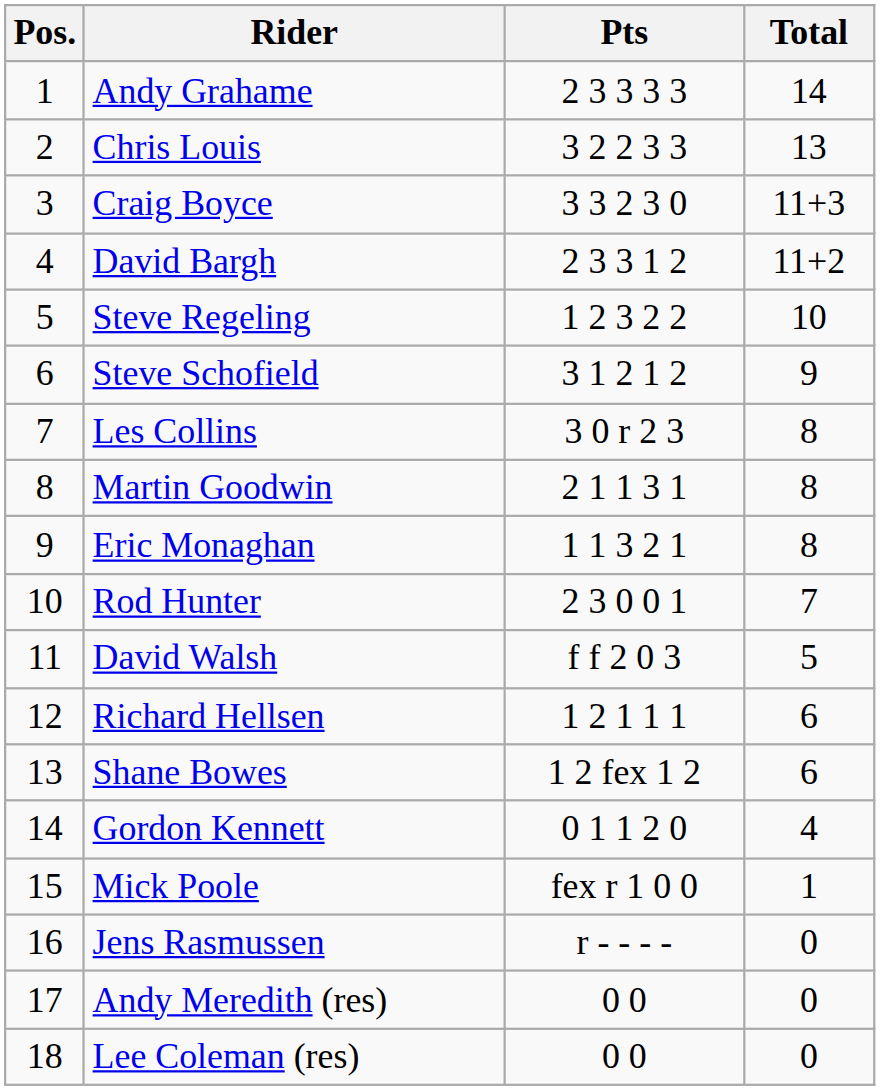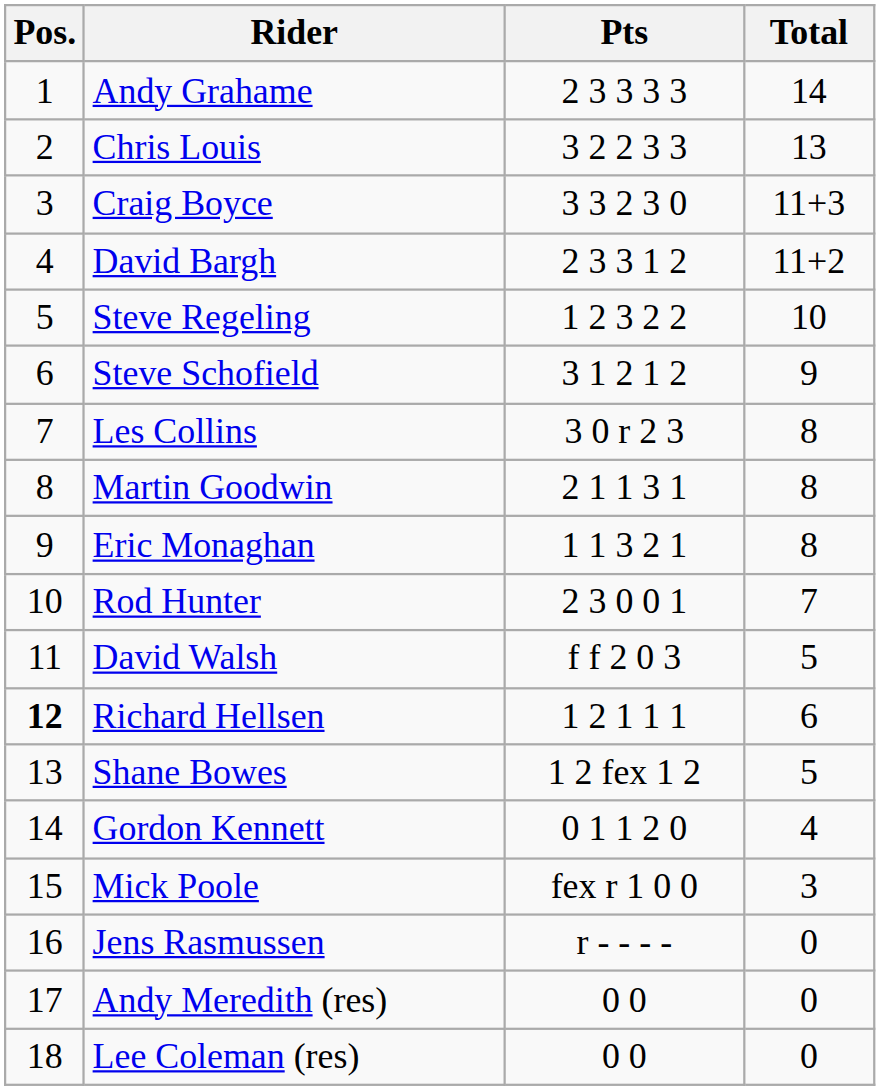(45, 714) normal -> (45, 715) bold
(809, 771) 6 -> (809, 771) 5
(809, 885) 1 -> (809, 885) 3
